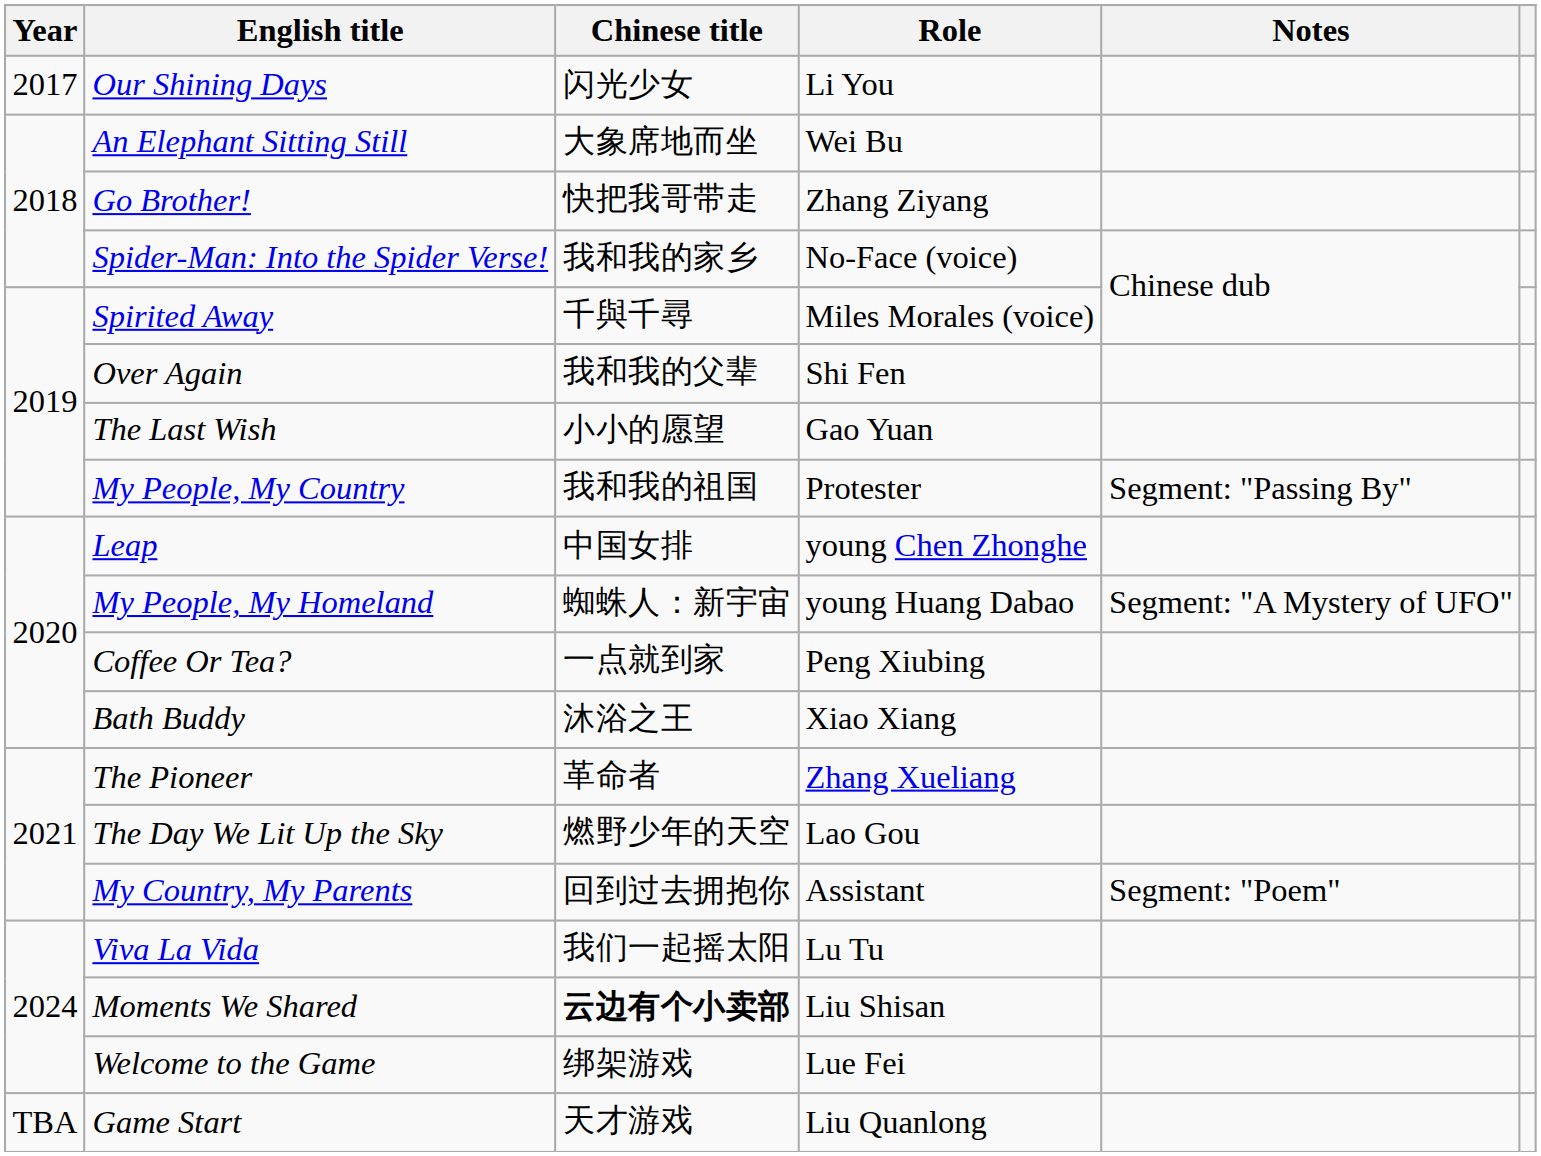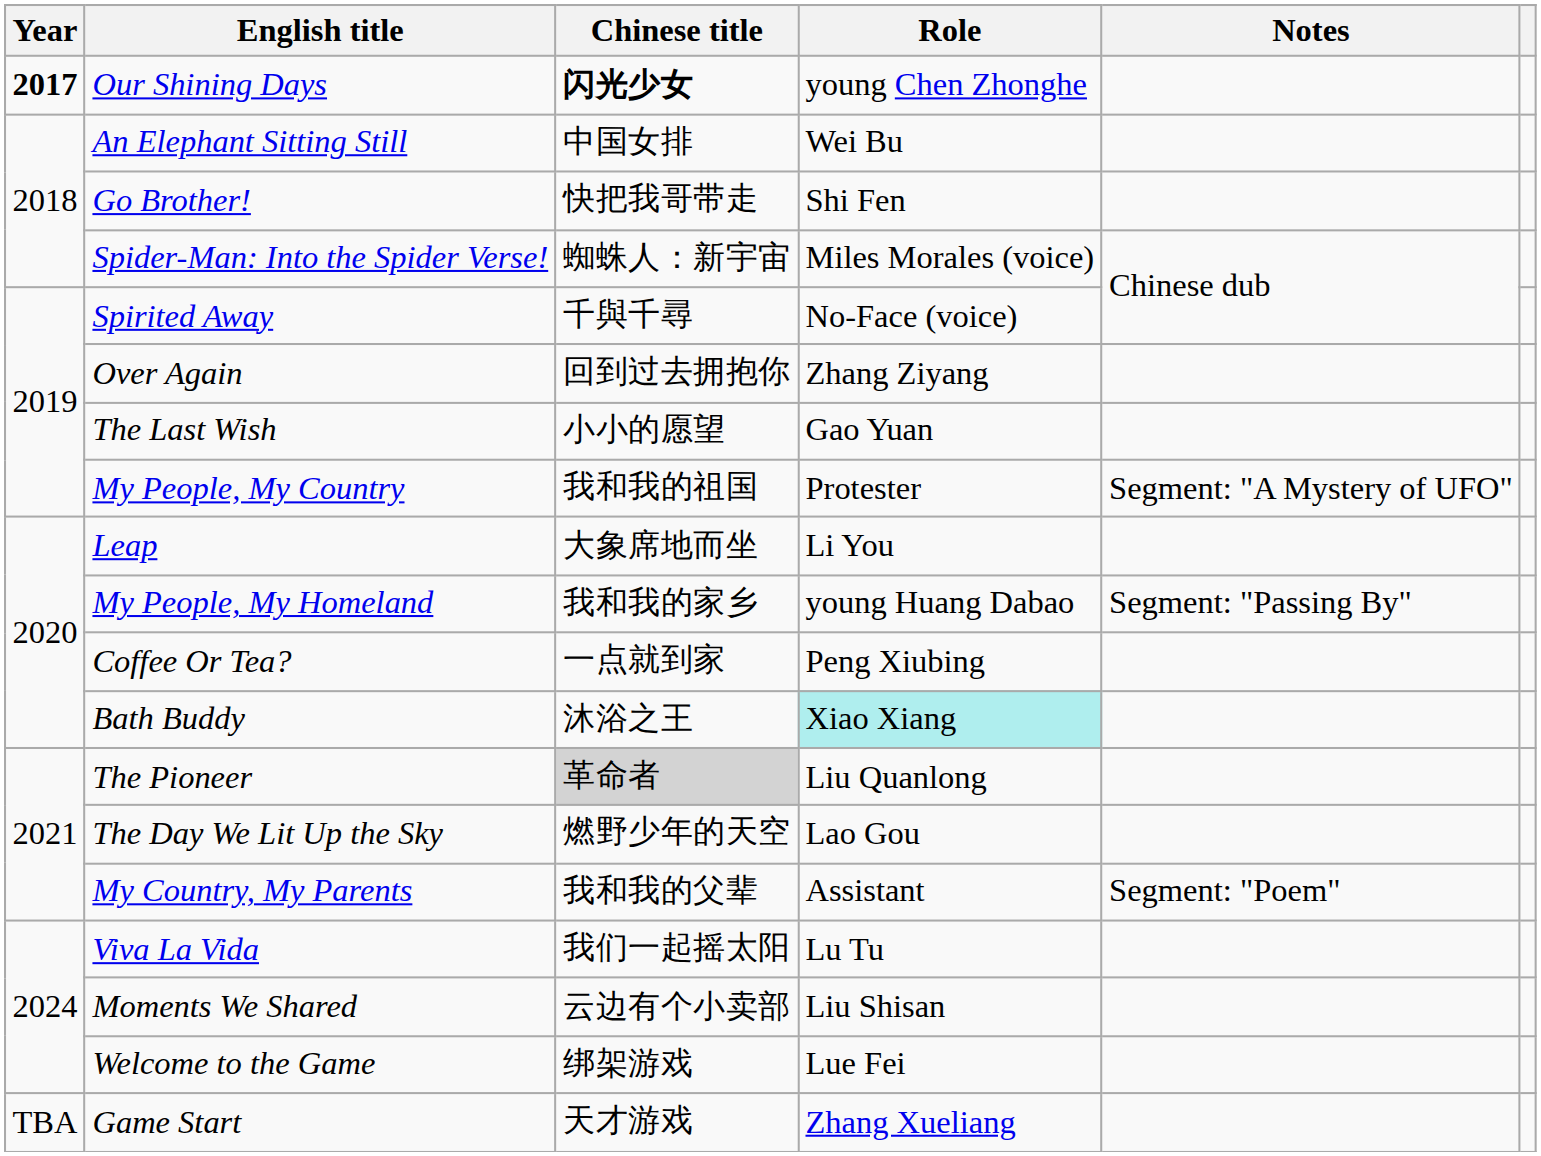(45, 84) normal -> (45, 84) bold
(628, 83) normal -> (628, 83) bold
(850, 84) Li You -> (946, 84) young Chen Zhonghe
(661, 141) 大象席地而坐 -> (628, 141) 中国女排
(897, 200) Zhang Ziyang -> (856, 200) Shi Fen
(661, 256) 我和我的家乡 -> (677, 256) 蜘蛛人：新宇宙
(911, 257) No-Face (voice) -> (950, 257) Miles Morales (voice)
(950, 315) Miles Morales (voice) -> (911, 315) No-Face (voice)
(661, 371) 我和我的父辈 -> (677, 371) 回到过去拥抱你
(856, 372) Shi Fen -> (897, 372) Zhang Ziyang
(1260, 488) Segment: "Passing By" -> (1311, 488) Segment: "A Mystery of UFO"
(628, 544) 中国女排 -> (661, 544) 大象席地而坐
(946, 545) young Chen Zhonghe -> (850, 545) Li You
(677, 602) 蜘蛛人：新宇宙 -> (661, 602) 我和我的家乡
(1311, 603) Segment: "A Mystery of UFO" -> (1260, 603) Segment: "Passing By"
(881, 718) no background -> (881, 718) paleturquoise background
(612, 775) no background -> (612, 775) lightgrey background
(911, 776) Zhang Xueliang -> (896, 776) Liu Quanlong
(677, 890) 回到过去拥抱你 -> (661, 890) 我和我的父辈
(677, 1005) bold -> (677, 1005) normal
(896, 1121) Liu Quanlong -> (911, 1121) Zhang Xueliang
